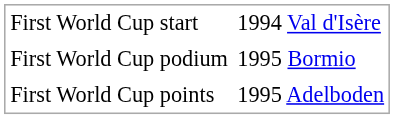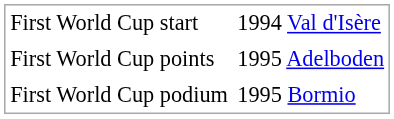rows swapped: (112, 94) <-> (119, 58)
